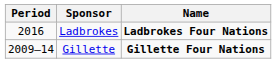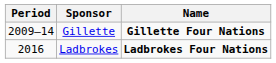rows swapped: (89, 49) <-> (89, 31)
